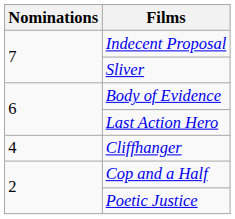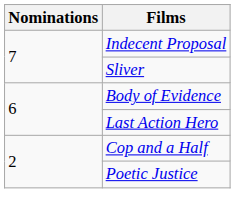- row: (144, 148)
